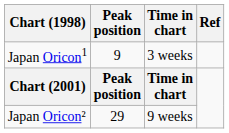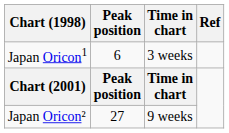(117, 55) 9 -> (117, 55) 6
(117, 116) 29 -> (117, 116) 27
